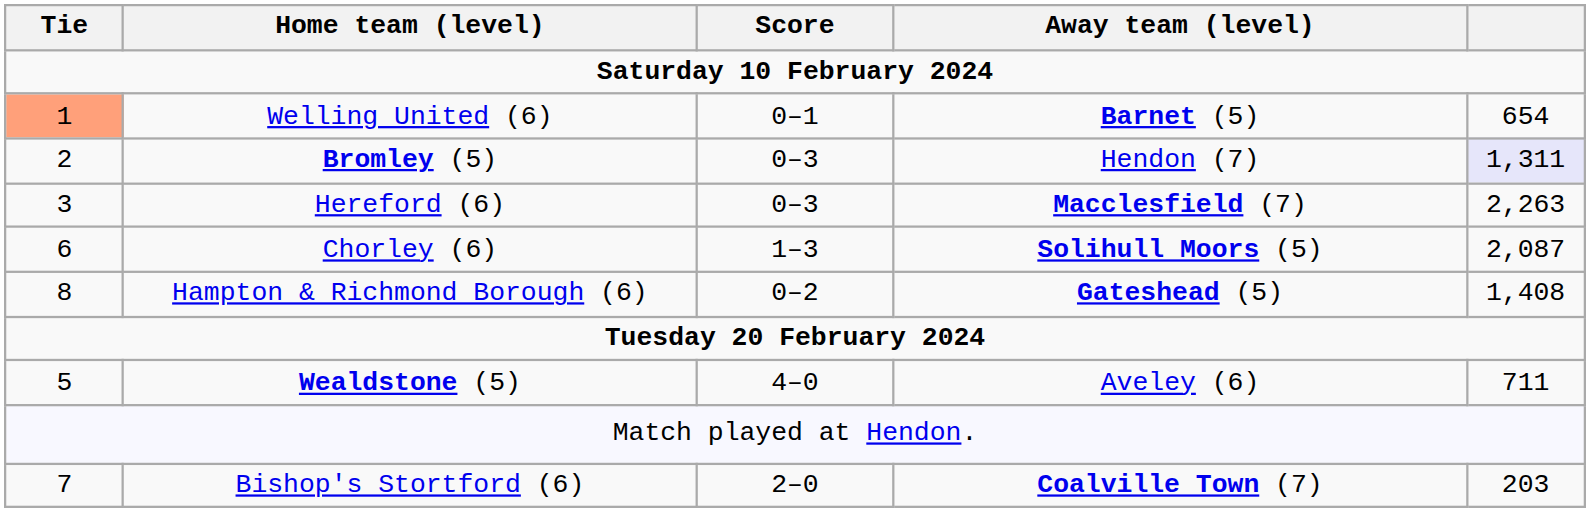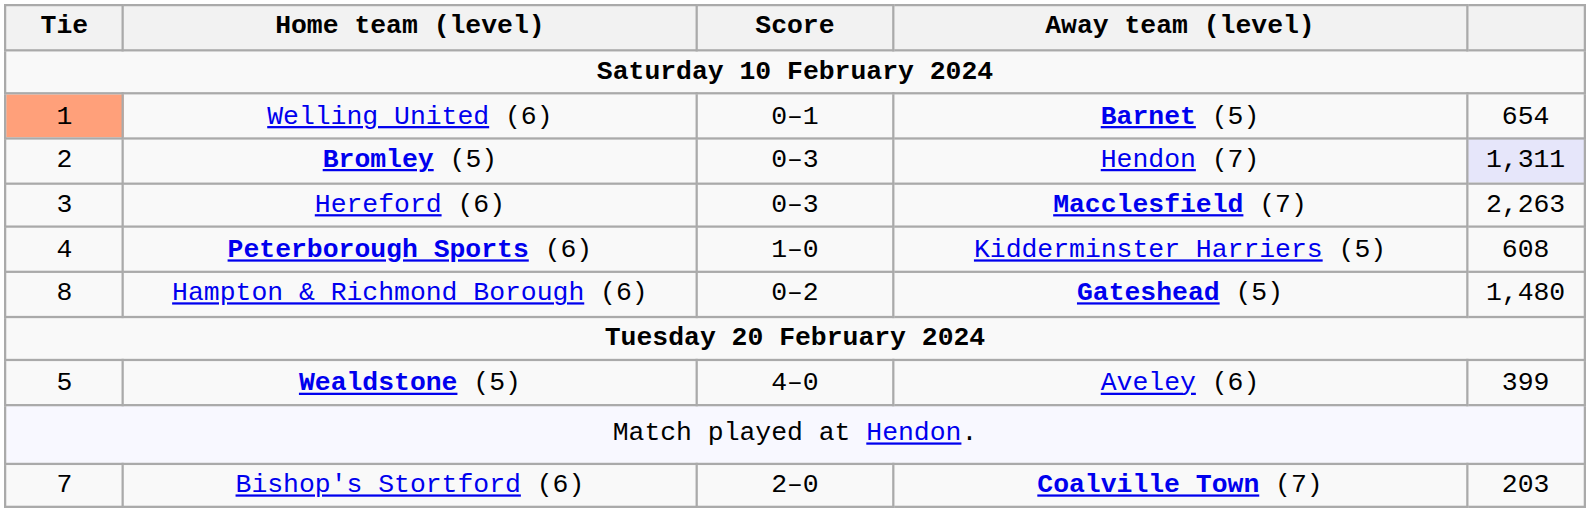+ row: (410, 249)
- row: (410, 249)
(1526, 294) 1,408 -> (1526, 294) 1,480
(1526, 382) 711 -> (1526, 382) 399
